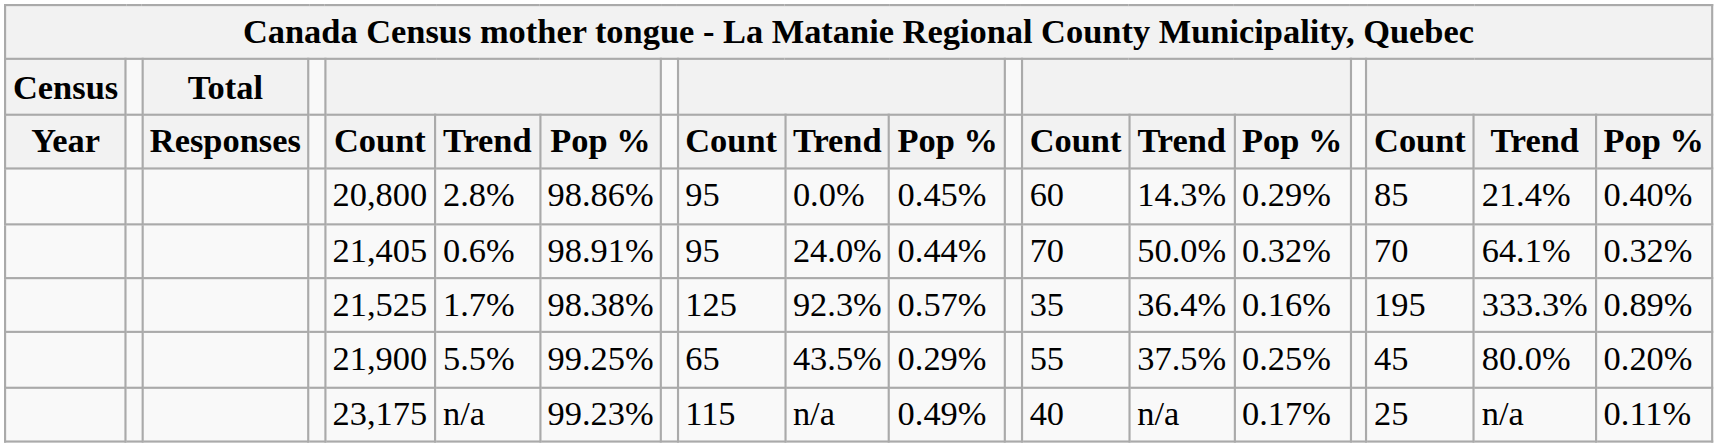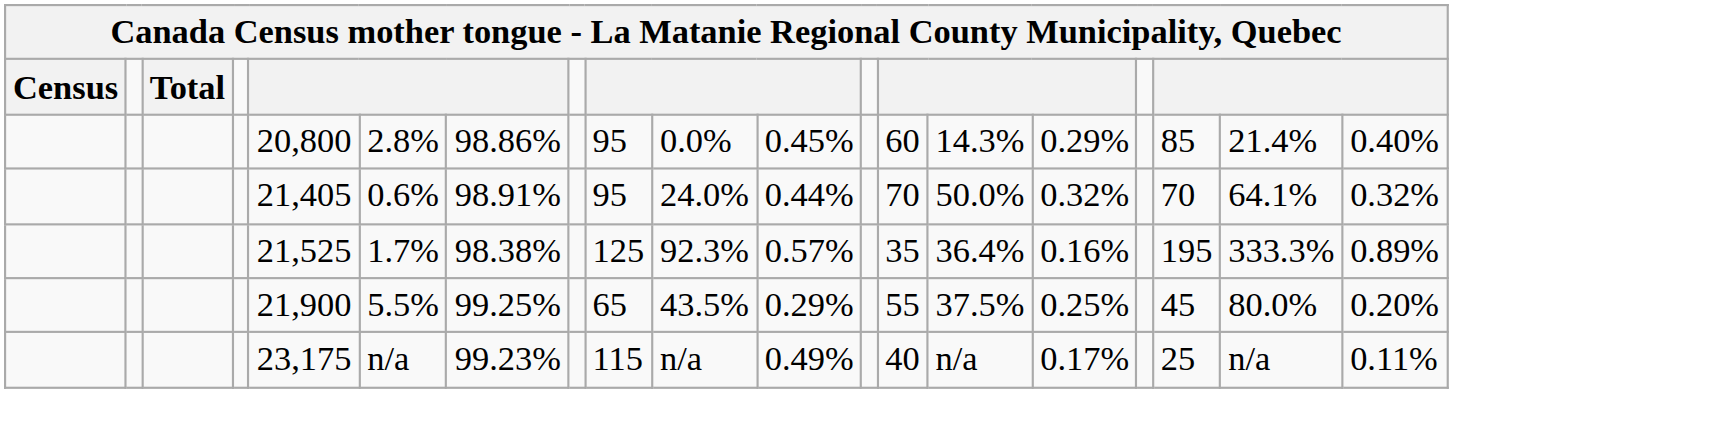- row: (66, 140)
